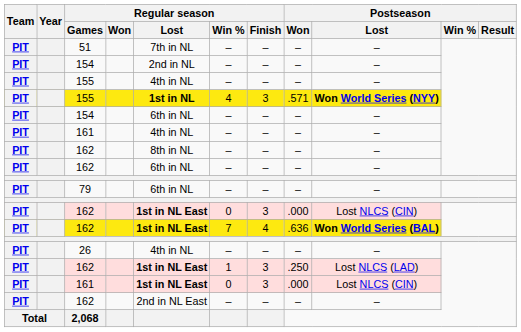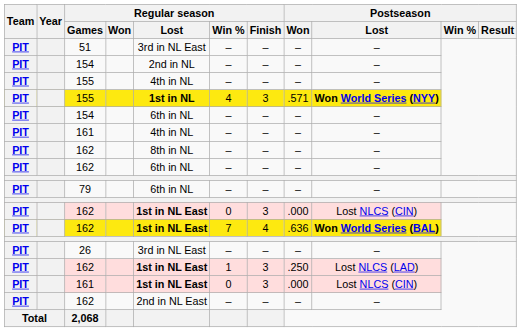(172, 47) 7th in NL -> (172, 47) 3rd in NL East
(172, 250) 4th in NL -> (172, 250) 3rd in NL East
